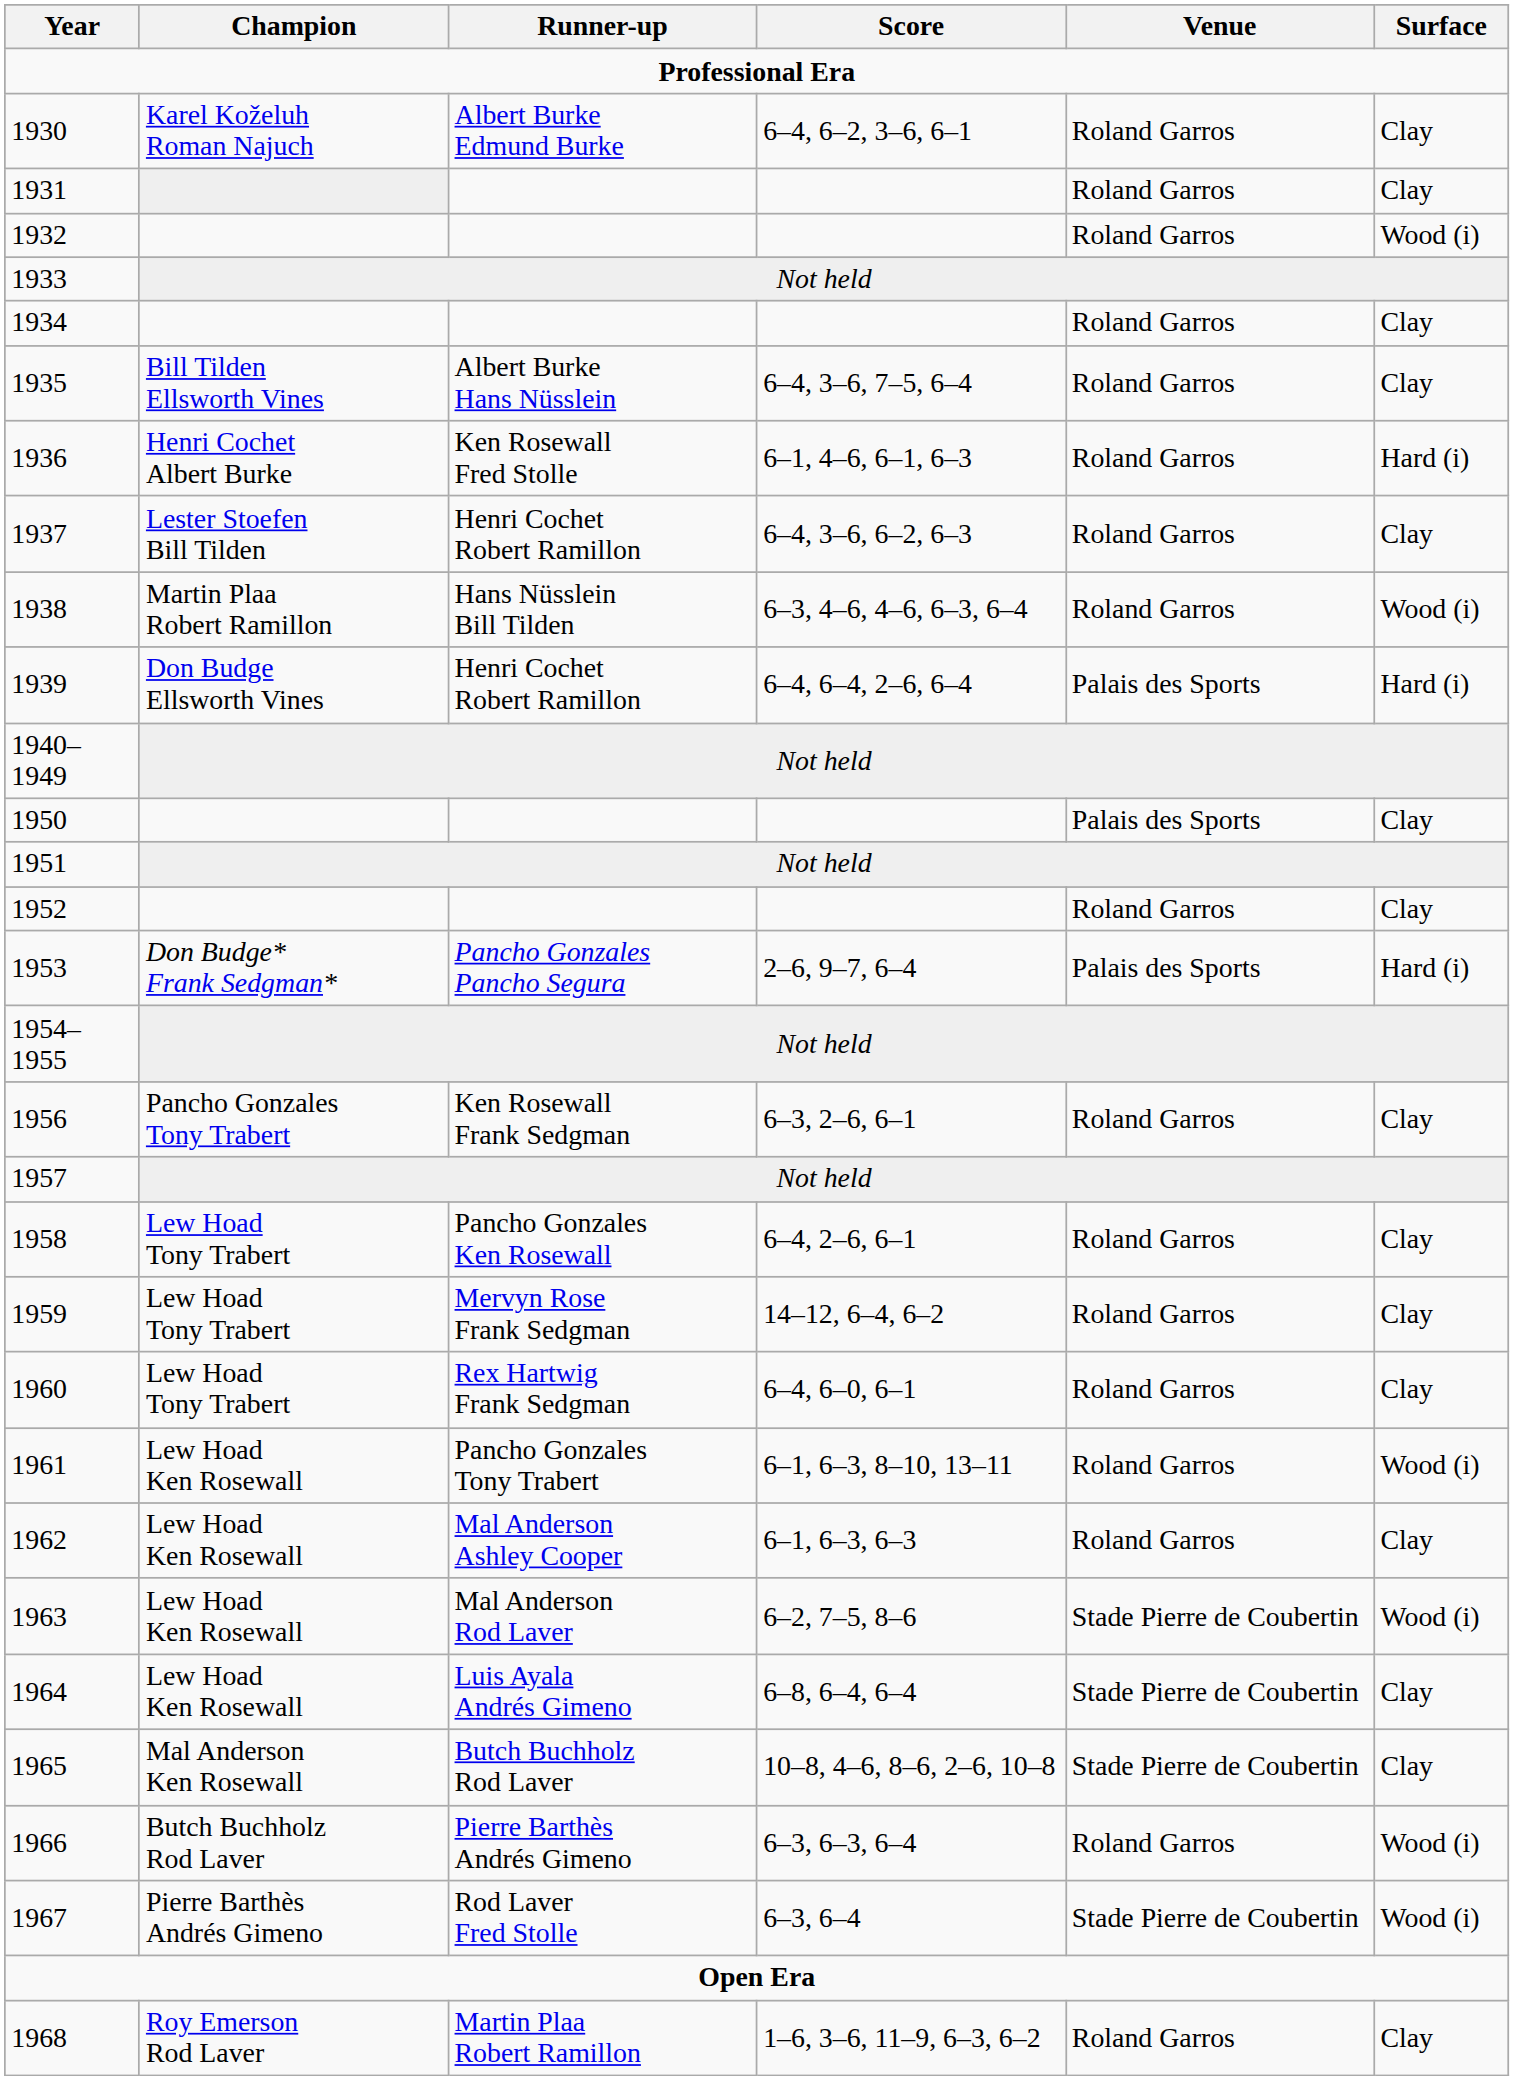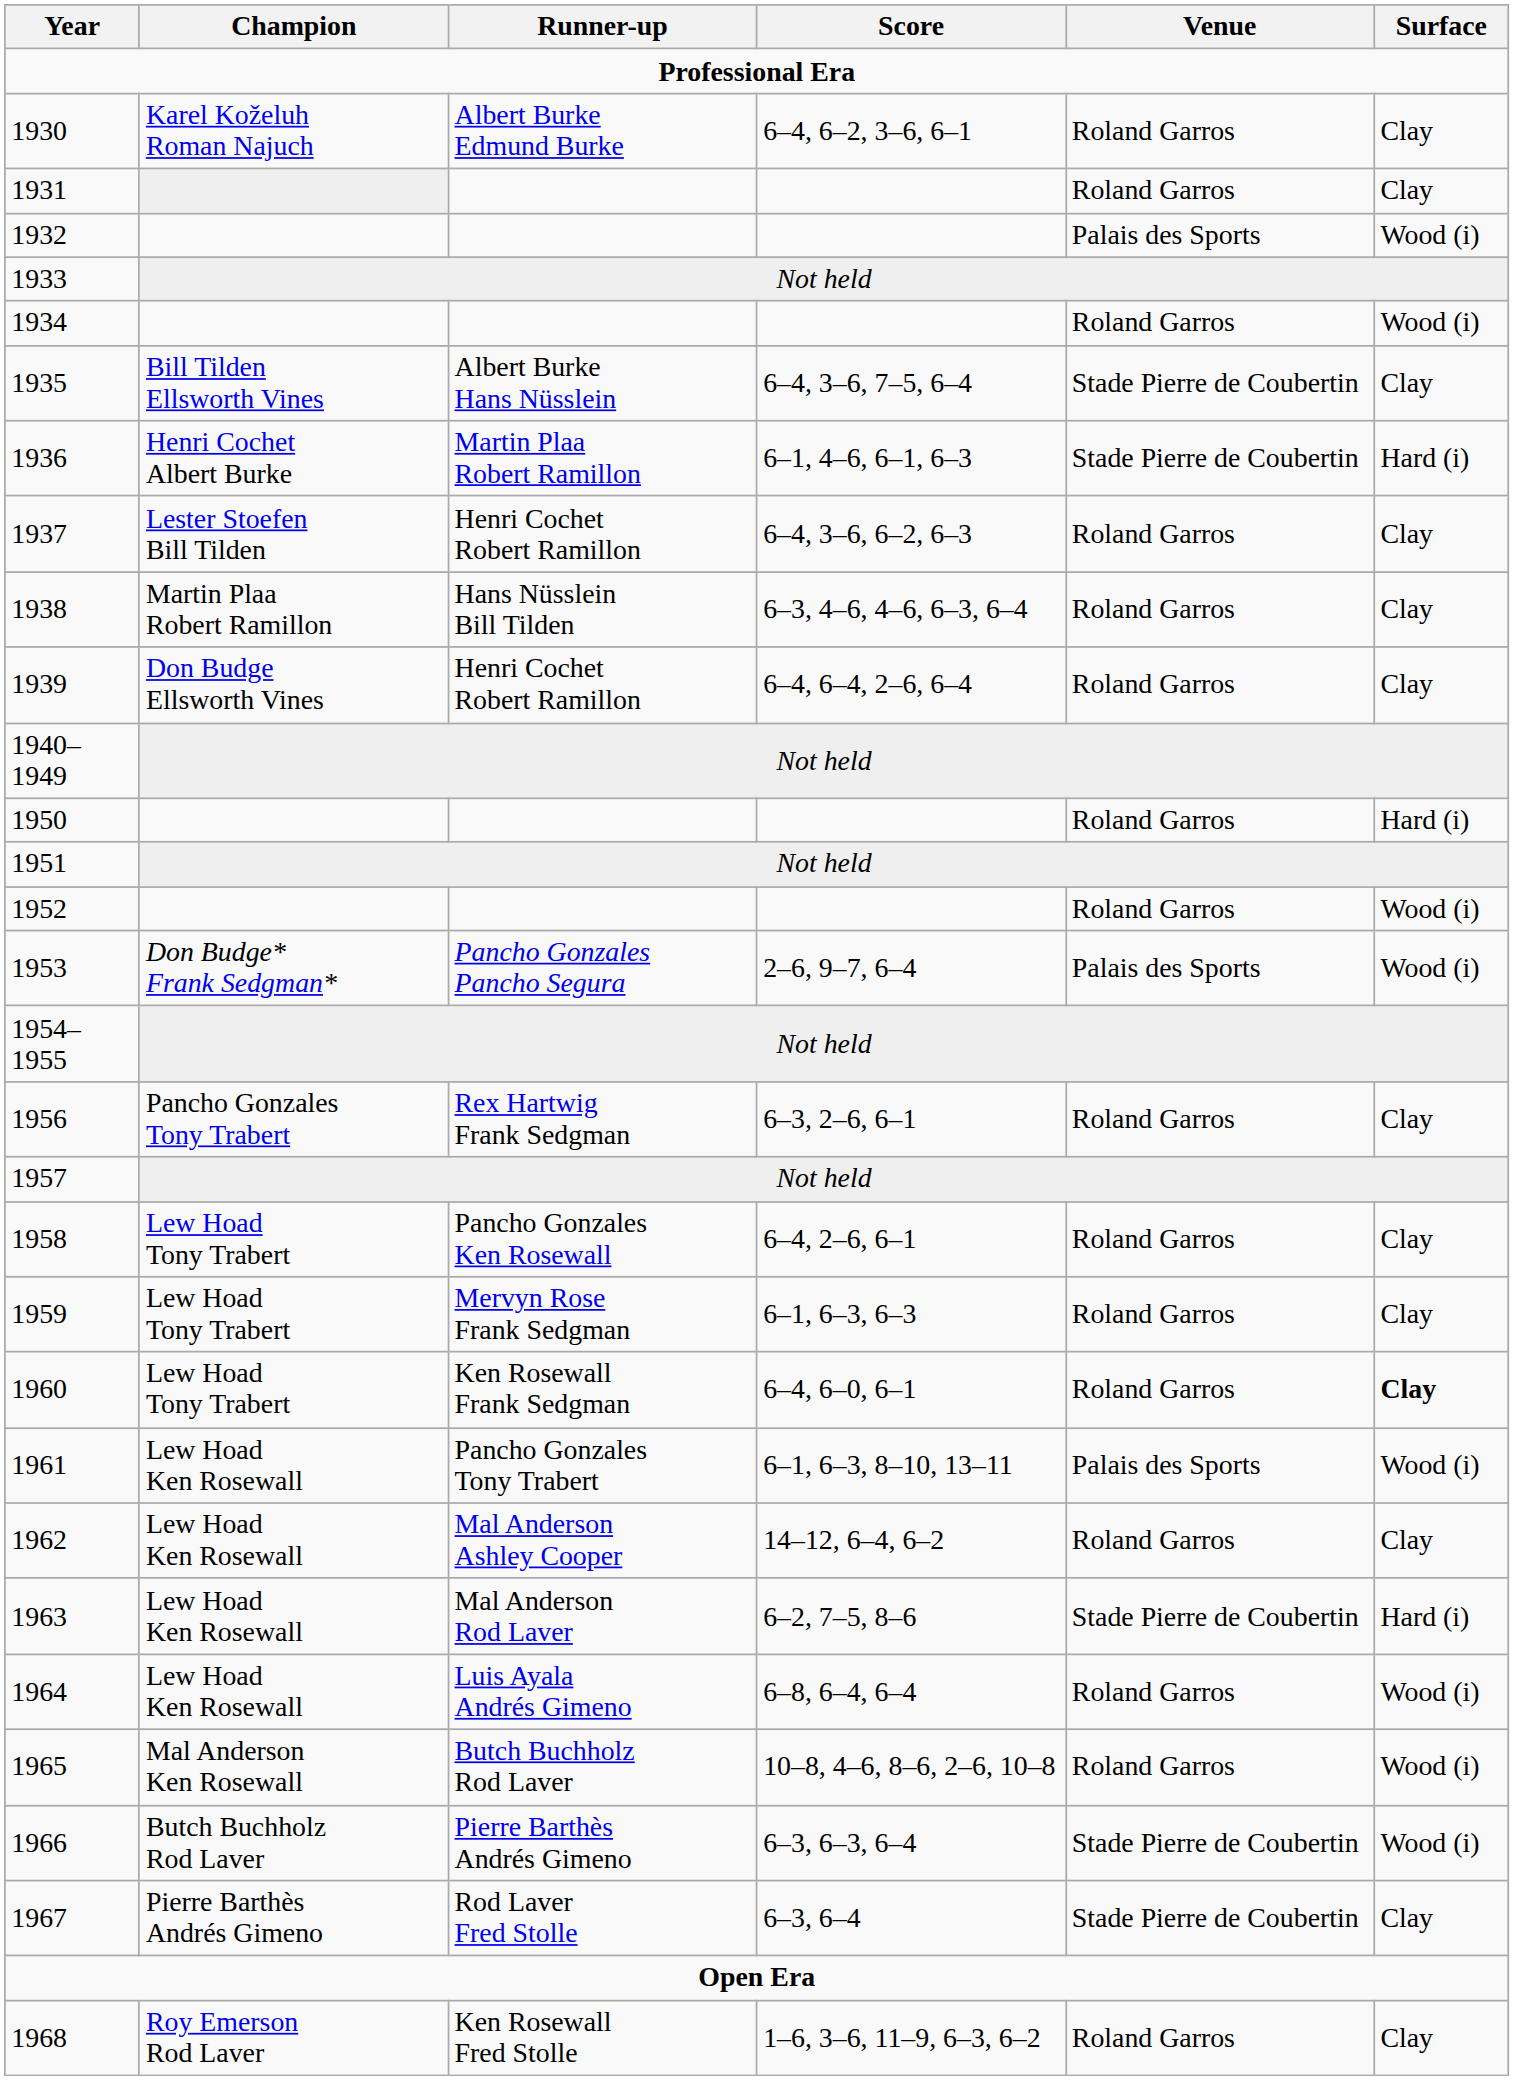(1153, 234) Roland Garros -> (1166, 234) Palais des Sports
(1407, 322) Clay -> (1430, 322) Wood (i)
(1153, 382) Roland Garros -> (1215, 382) Stade Pierre de Coubertin
(533, 458) Ken Rosewall Fred Stolle -> (548, 458) Martin Plaa Robert Ramillon
(1153, 458) Roland Garros -> (1215, 458) Stade Pierre de Coubertin
(1430, 609) Wood (i) -> (1407, 609) Clay
(1166, 684) Palais des Sports -> (1153, 684) Roland Garros
(1425, 684) Hard (i) -> (1407, 684) Clay
(1166, 819) Palais des Sports -> (1153, 819) Roland Garros
(1407, 819) Clay -> (1425, 819) Hard (i)
(1407, 908) Clay -> (1430, 908) Wood (i)
(1425, 967) Hard (i) -> (1430, 967) Wood (i)
(542, 1118) Ken Rosewall Frank Sedgman -> (542, 1118) Rex Hartwig Frank Sedgman
(854, 1313) 14–12, 6–4, 6–2 -> (840, 1313) 6–1, 6–3, 6–3
(542, 1389) Rex Hartwig Frank Sedgman -> (542, 1389) Ken Rosewall Frank Sedgman
(1407, 1389) normal -> (1408, 1389) bold
(1153, 1464) Roland Garros -> (1166, 1464) Palais des Sports
(840, 1540) 6–1, 6–3, 6–3 -> (854, 1540) 14–12, 6–4, 6–2
(1430, 1615) Wood (i) -> (1425, 1615) Hard (i)
(1215, 1691) Stade Pierre de Coubertin -> (1153, 1691) Roland Garros
(1407, 1691) Clay -> (1430, 1691) Wood (i)
(1215, 1766) Stade Pierre de Coubertin -> (1153, 1766) Roland Garros
(1407, 1766) Clay -> (1430, 1766) Wood (i)
(1153, 1842) Roland Garros -> (1215, 1842) Stade Pierre de Coubertin
(1430, 1917) Wood (i) -> (1407, 1917) Clay
(548, 2037) Martin Plaa Robert Ramillon -> (533, 2037) Ken Rosewall Fred Stolle
